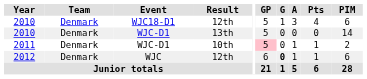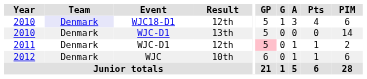(79, 22) no background -> (79, 22) lavender background
(223, 45) 10th -> (223, 45) 12th
(223, 57) 12th -> (223, 57) 10th
(283, 57) bold -> (283, 57) normal
